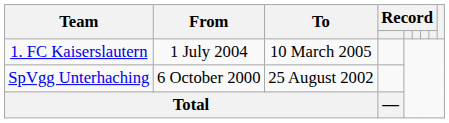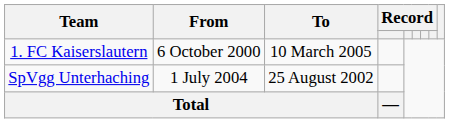(209, 51) 1 July 2004 -> (209, 51) 6 October 2000
(209, 78) 6 October 2000 -> (209, 78) 1 July 2004
